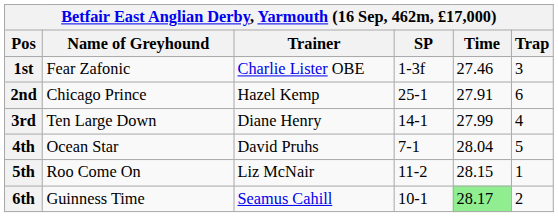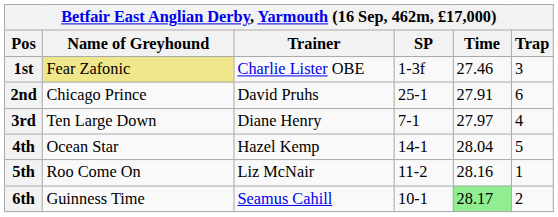(88, 69) no background -> (88, 69) khaki background
(279, 95) Hazel Kemp -> (278, 95) David Pruhs
(413, 120) 14-1 -> (409, 120) 7-1
(475, 120) 27.99 -> (475, 120) 27.97
(278, 146) David Pruhs -> (279, 146) Hazel Kemp
(409, 146) 7-1 -> (413, 146) 14-1
(475, 172) 28.15 -> (475, 172) 28.16
